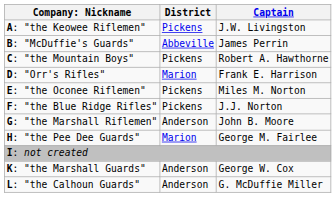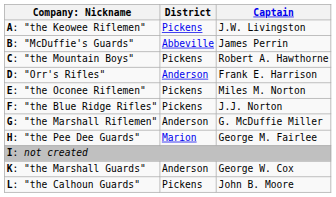(179, 75) Marion -> (185, 75) Anderson
(256, 122) John B. Moore -> (271, 122) G. McDuffie Miller
(185, 185) Anderson -> (182, 185) Pickens
(271, 185) G. McDuffie Miller -> (256, 185) John B. Moore
